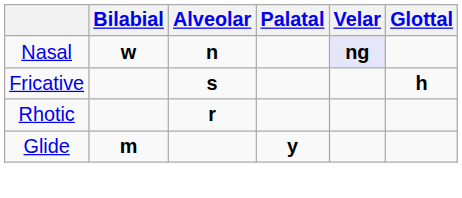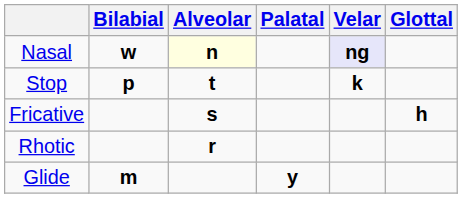(212, 51) no background -> (212, 51) lightyellow background
+ row: (47, 83)
